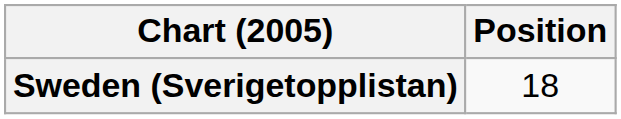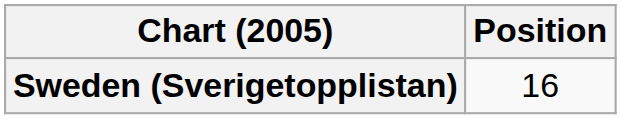(540, 85) 18 -> (540, 85) 16
